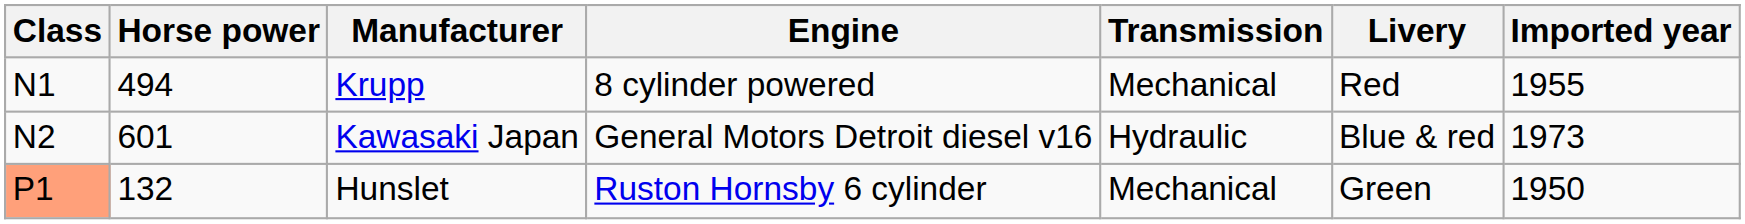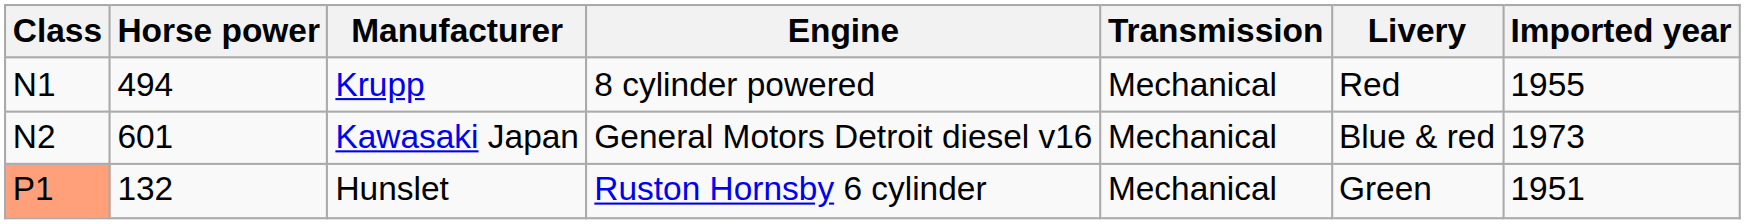(1178, 137) Hydraulic -> (1192, 137) Mechanical
(1548, 190) 1950 -> (1548, 190) 1951
